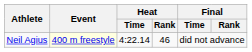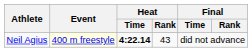(134, 40) normal -> (135, 40) bold
(165, 40) 46 -> (165, 40) 43
